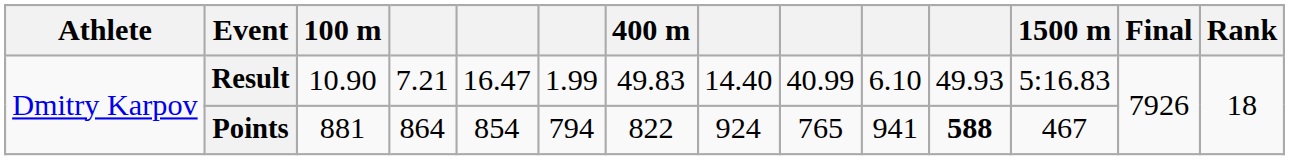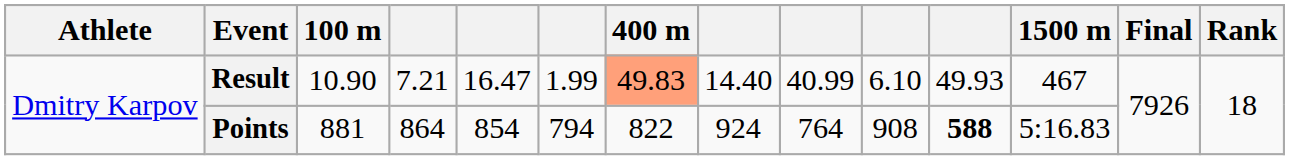(651, 79) no background -> (651, 79) lightsalmon background
(1065, 79) 5:16.83 -> (1065, 79) 467
(820, 129) 765 -> (820, 129) 764
(895, 129) 941 -> (895, 129) 908
(1065, 129) 467 -> (1065, 129) 5:16.83
